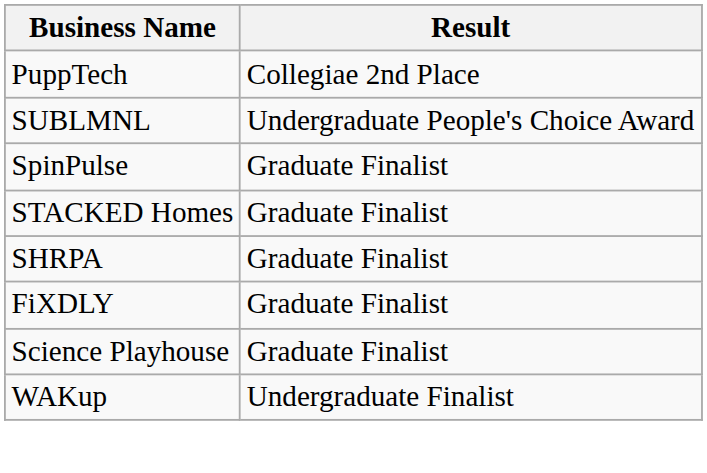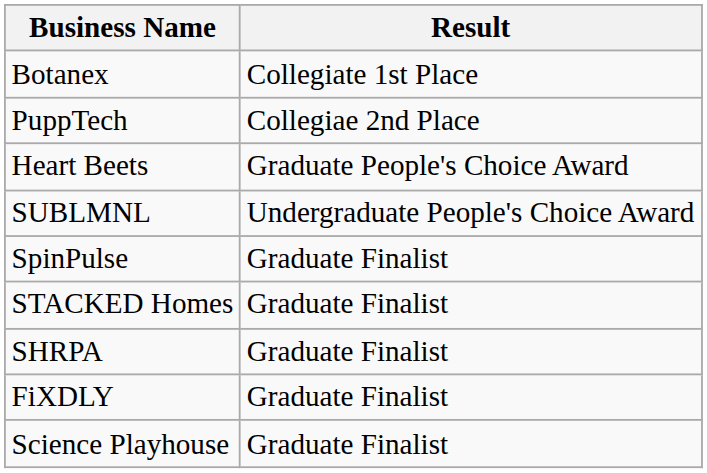+ row: (60, 73)
+ row: (80, 166)
- row: (59, 397)
